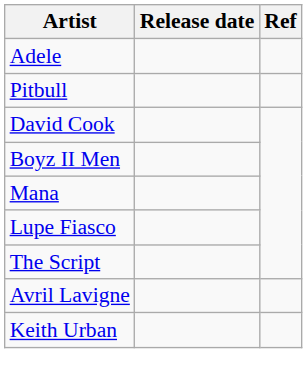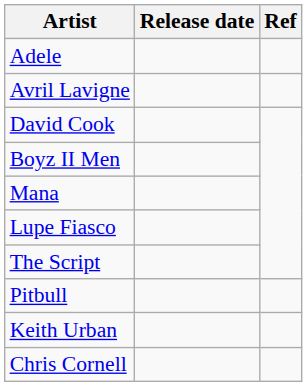rows swapped: (70, 295) <-> (38, 90)
+ row: (68, 364)
